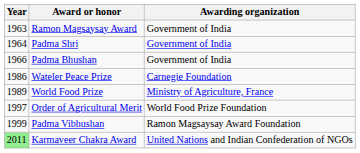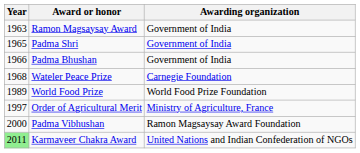(17, 44) 1964 -> (17, 44) 1965
(17, 76) 1986 -> (17, 76) 1968
(210, 92) Ministry of Agriculture, France -> (207, 92) World Food Prize Foundation
(207, 108) World Food Prize Foundation -> (210, 108) Ministry of Agriculture, France
(17, 124) 1999 -> (17, 124) 2000
